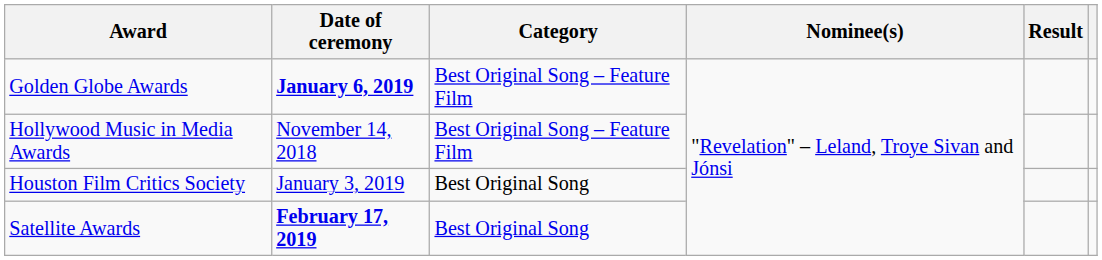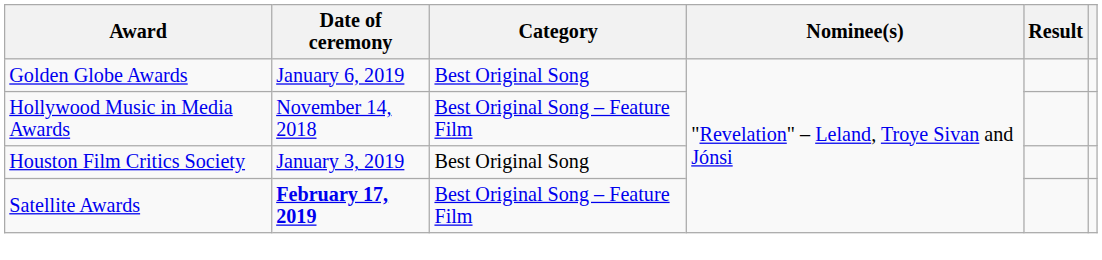(345, 86) bold -> (340, 75) normal
(552, 86) Best Original Song – Feature Film -> (512, 75) Best Original Song
(512, 227) Best Original Song -> (552, 205) Best Original Song – Feature Film
